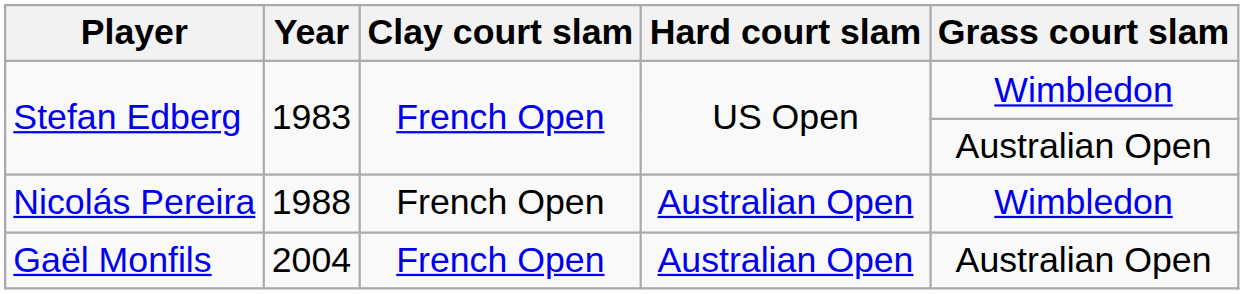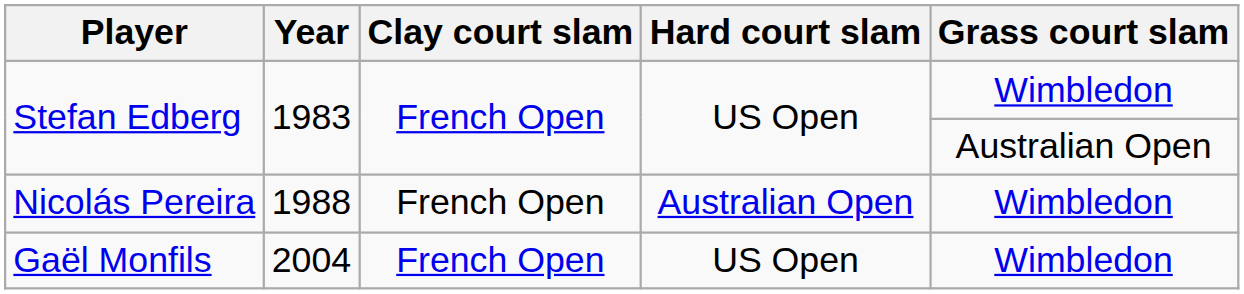(785, 259) Australian Open -> (786, 259) US Open
(1084, 259) Australian Open -> (1084, 259) Wimbledon
